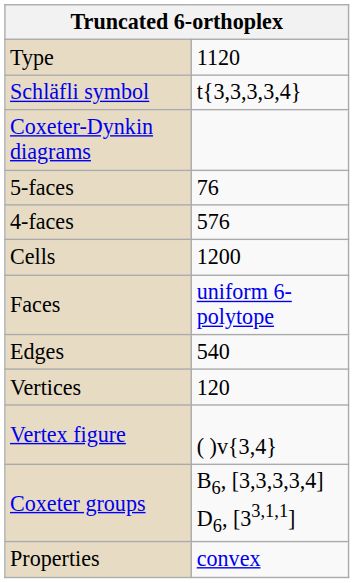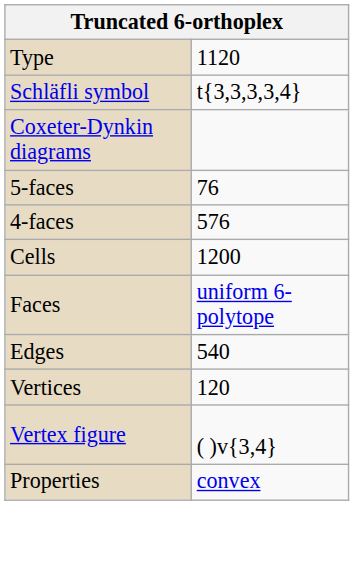- row: (78, 502)
